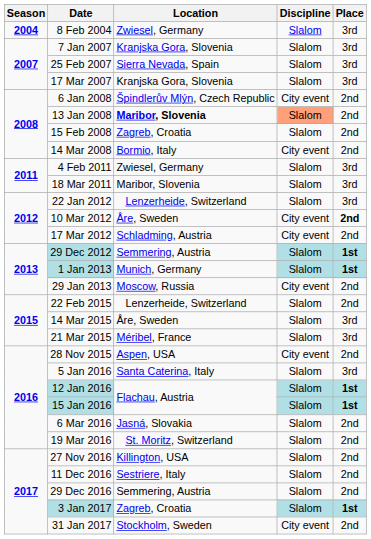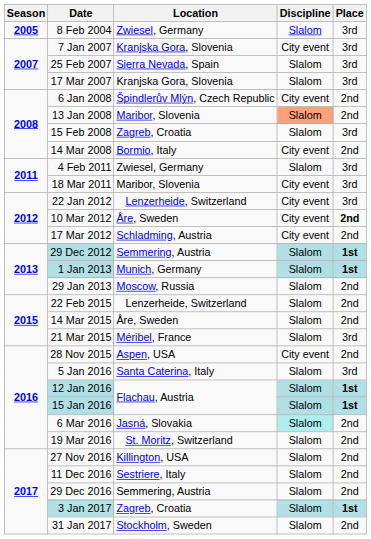(26, 30) 2004 -> (26, 30) 2005
(305, 47) Slalom -> (305, 47) City event
(161, 116) bold -> (158, 116) normal
(350, 133) 2nd -> (350, 133) 3rd
(305, 184) Slalom -> (305, 184) City event
(305, 201) Slalom -> (305, 201) City event
(305, 286) City event -> (305, 286) Slalom
(350, 321) 3rd -> (350, 321) 2nd
(305, 423) no background -> (305, 423) paleturquoise background
(305, 526) City event -> (305, 526) Slalom
